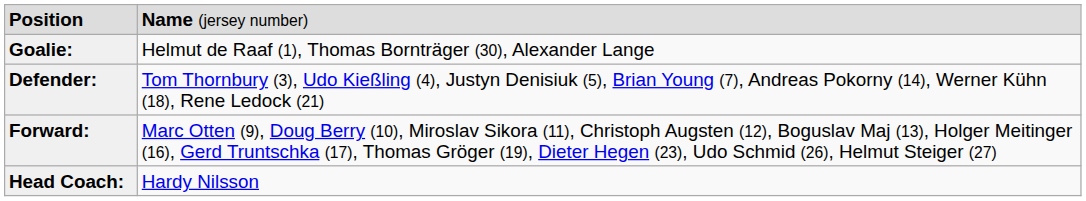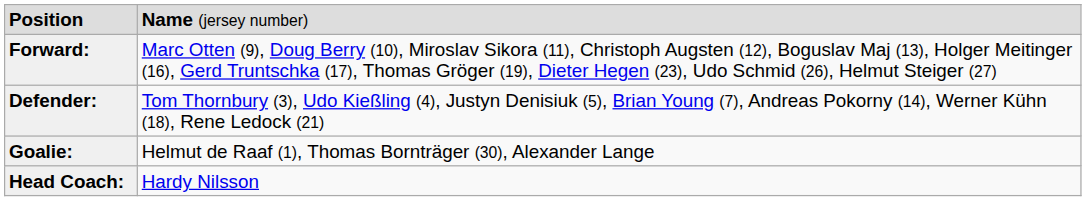rows swapped: (41, 50) <-> (49, 130)
